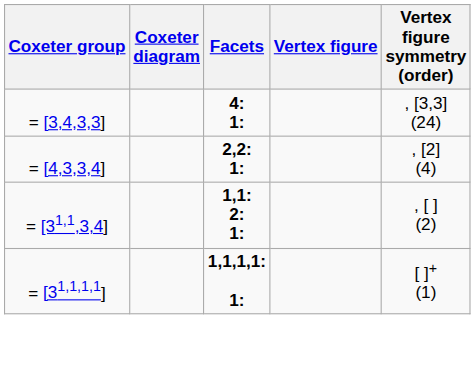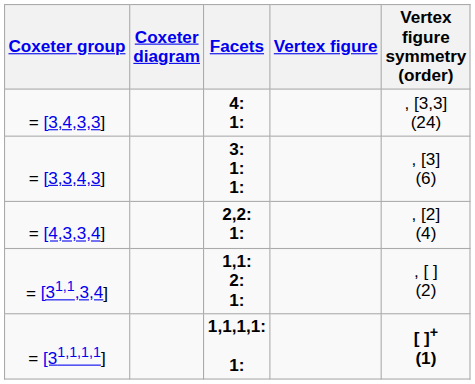+ row: (67, 178)
(426, 280) normal -> (426, 346) bold
